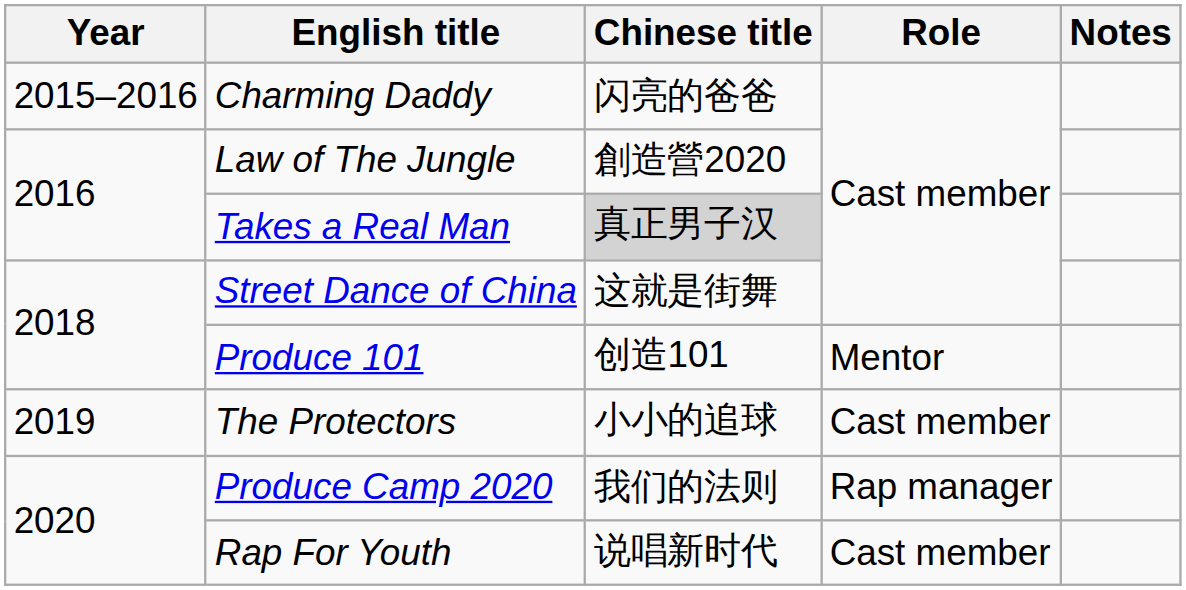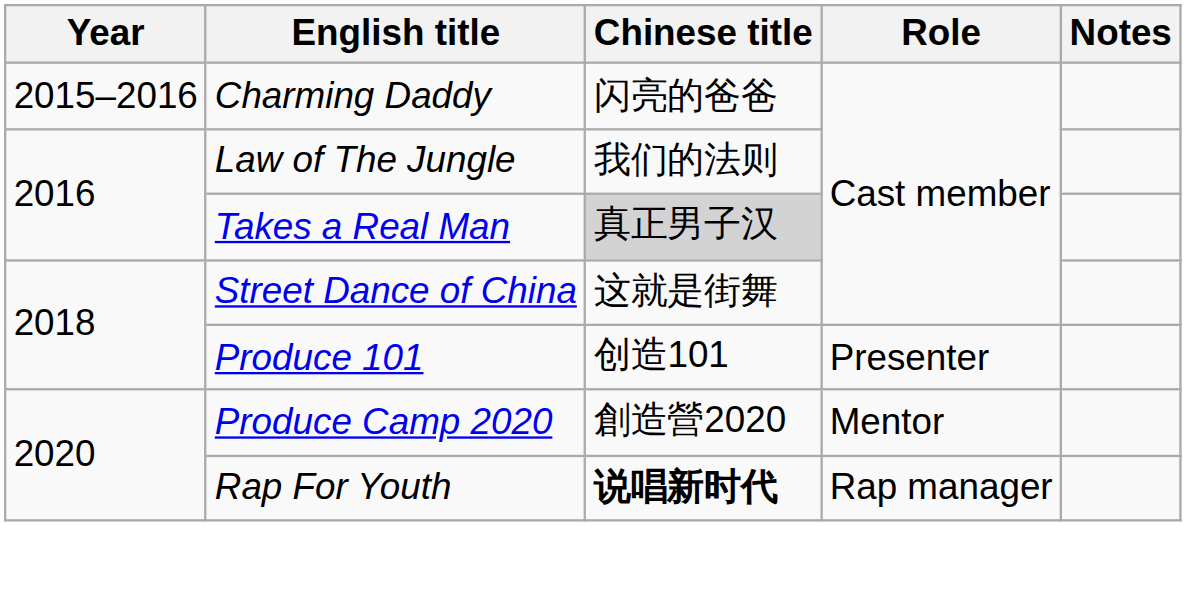(690, 159) 創造營2020 -> (686, 159) 我们的法则
(887, 356) Mentor -> (909, 356) Presenter
- row: (335, 421)
(686, 485) 我们的法则 -> (690, 420) 創造營2020
(941, 487) Rap manager -> (887, 421) Mentor
(686, 551) normal -> (686, 485) bold
(940, 552) Cast member -> (941, 487) Rap manager
